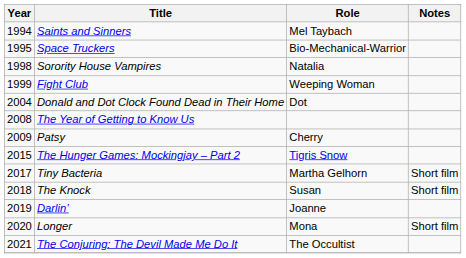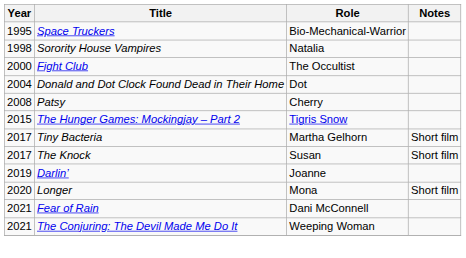- row: (84, 31)
(19, 84) 1999 -> (19, 66) 2000
(332, 84) Weeping Woman -> (322, 66) The Occultist
- row: (116, 119)
(19, 137) 2009 -> (19, 102) 2008
(19, 191) 2018 -> (19, 155) 2017
+ row: (68, 208)
(322, 244) The Occultist -> (332, 226) Weeping Woman
